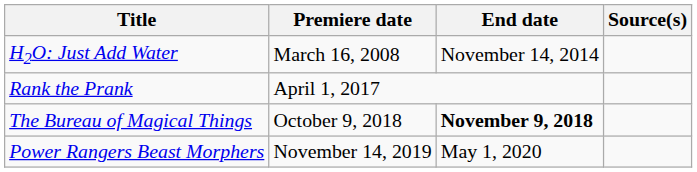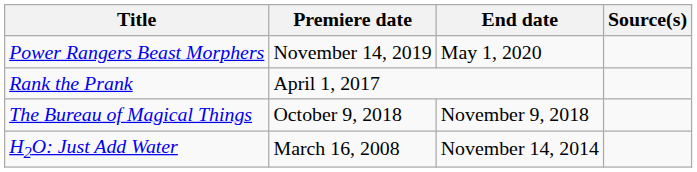rows swapped: (94, 54) <-> (137, 151)
(517, 119) bold -> (515, 114) normal
